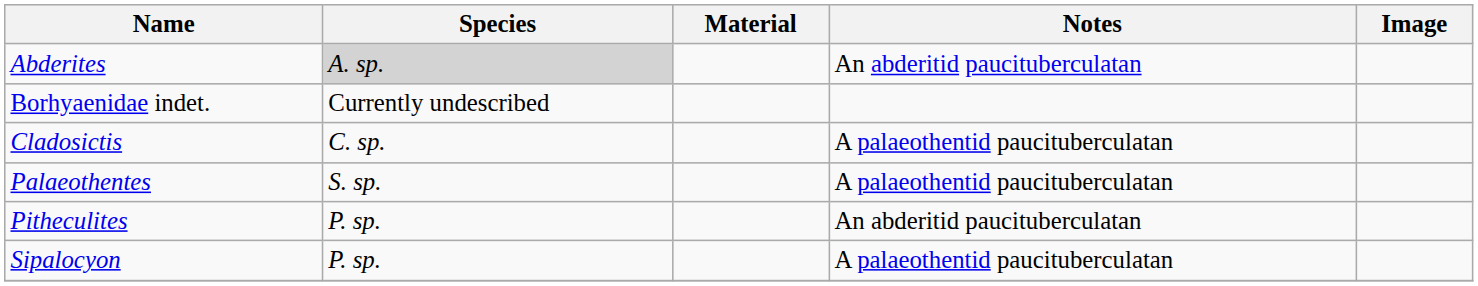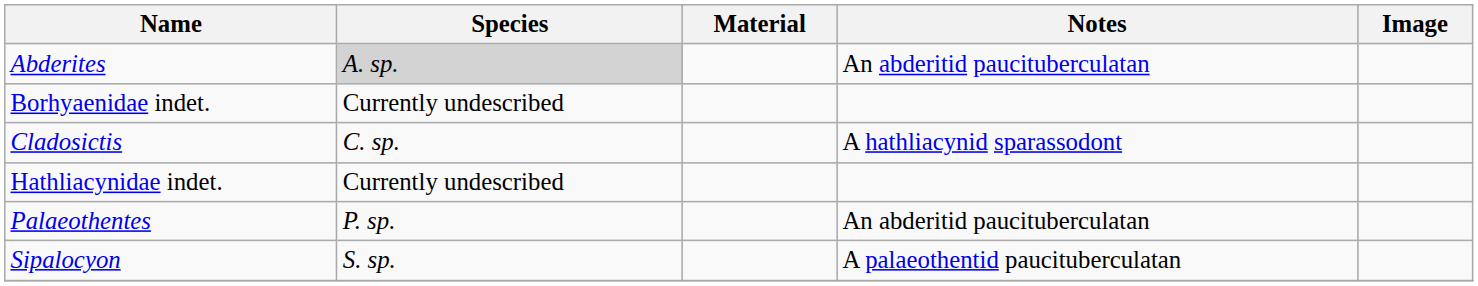(1004, 142) A palaeothentid paucituberculatan -> (982, 142) A hathliacynid sparassodont
+ row: (117, 181)
(355, 181) S. sp. -> (369, 220) P. sp.
(1004, 181) A palaeothentid paucituberculatan -> (996, 220) An abderitid paucituberculatan
- row: (69, 220)
(355, 260) P. sp. -> (369, 260) S. sp.
